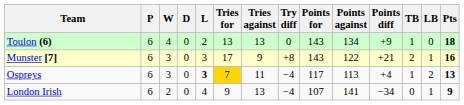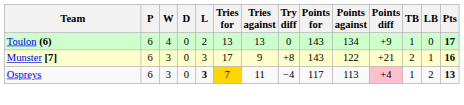(450, 41) 18 -> (450, 41) 17
(386, 74) no background -> (386, 74) pink background
- row: (34, 91)
